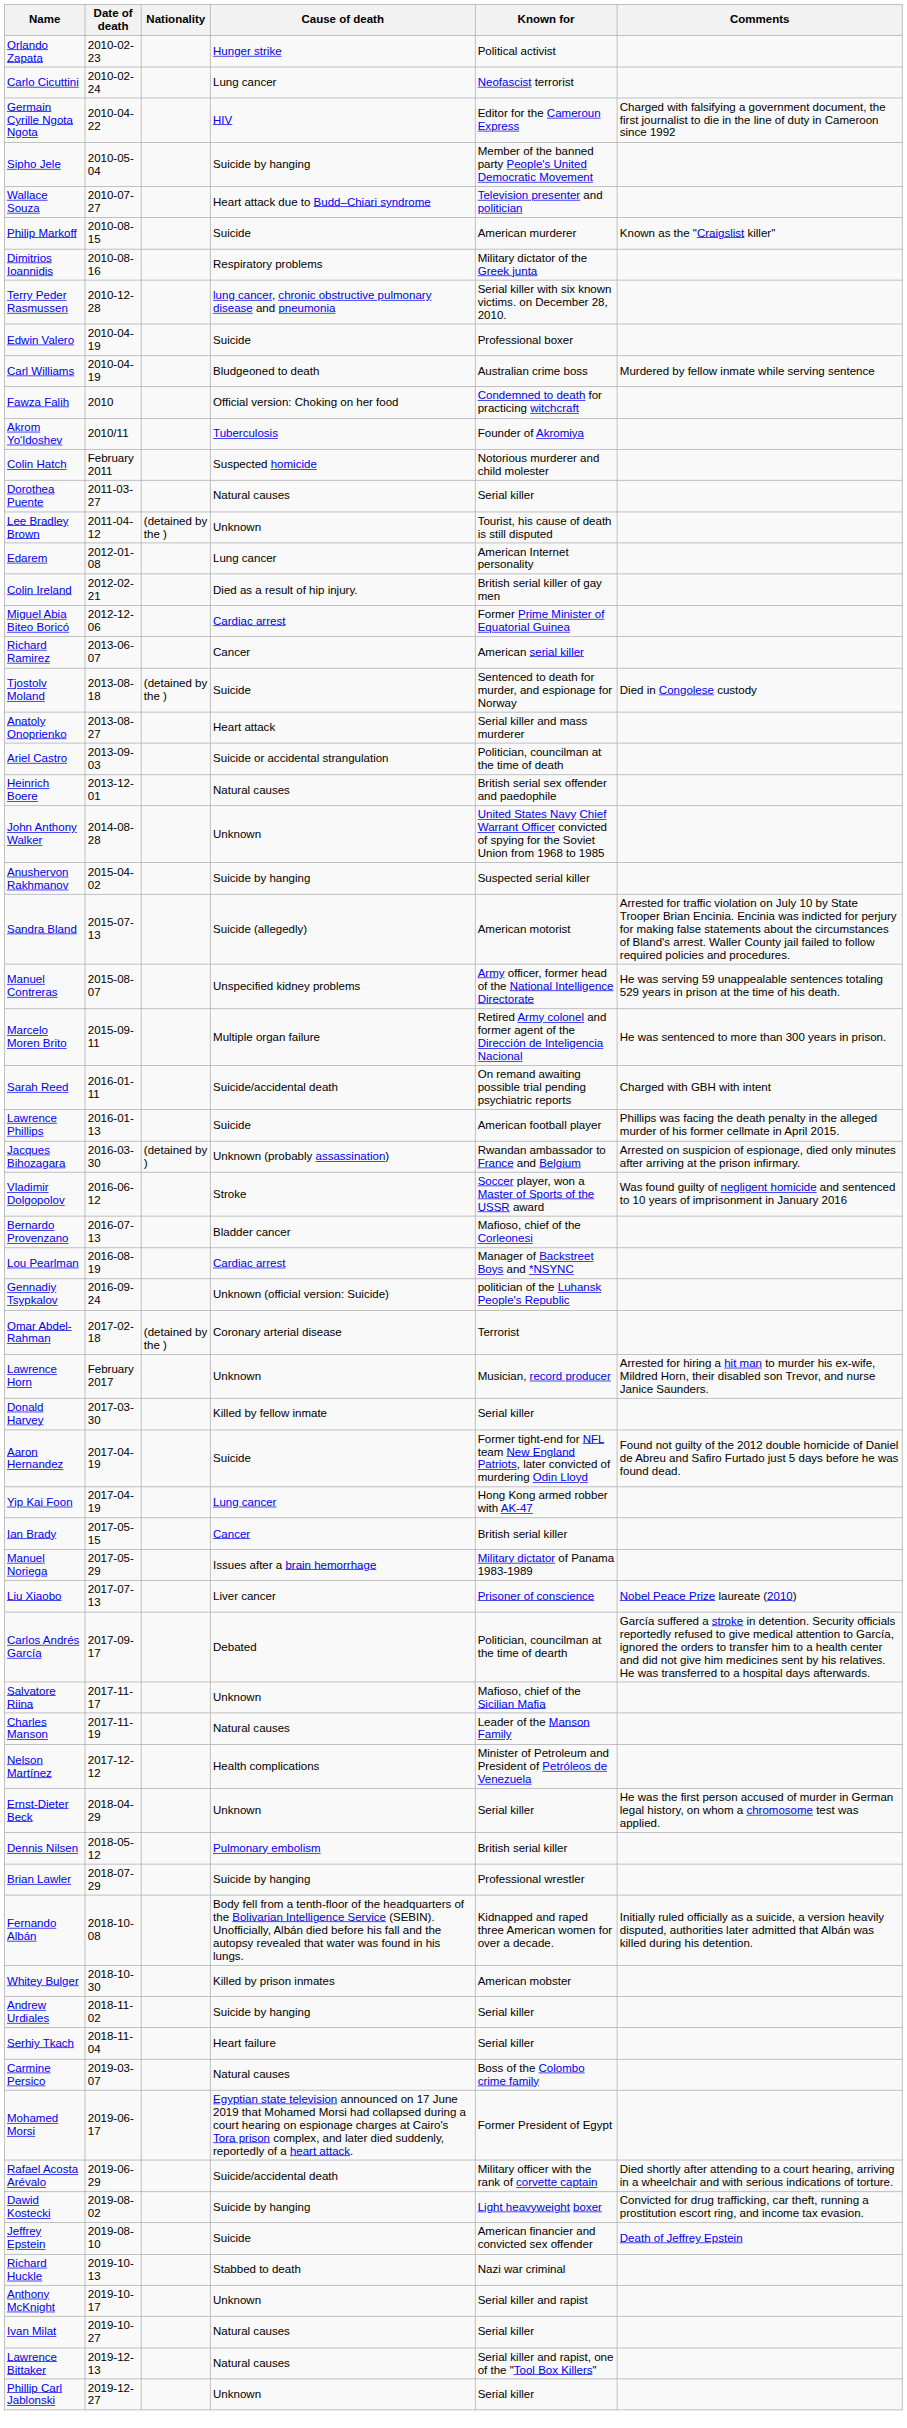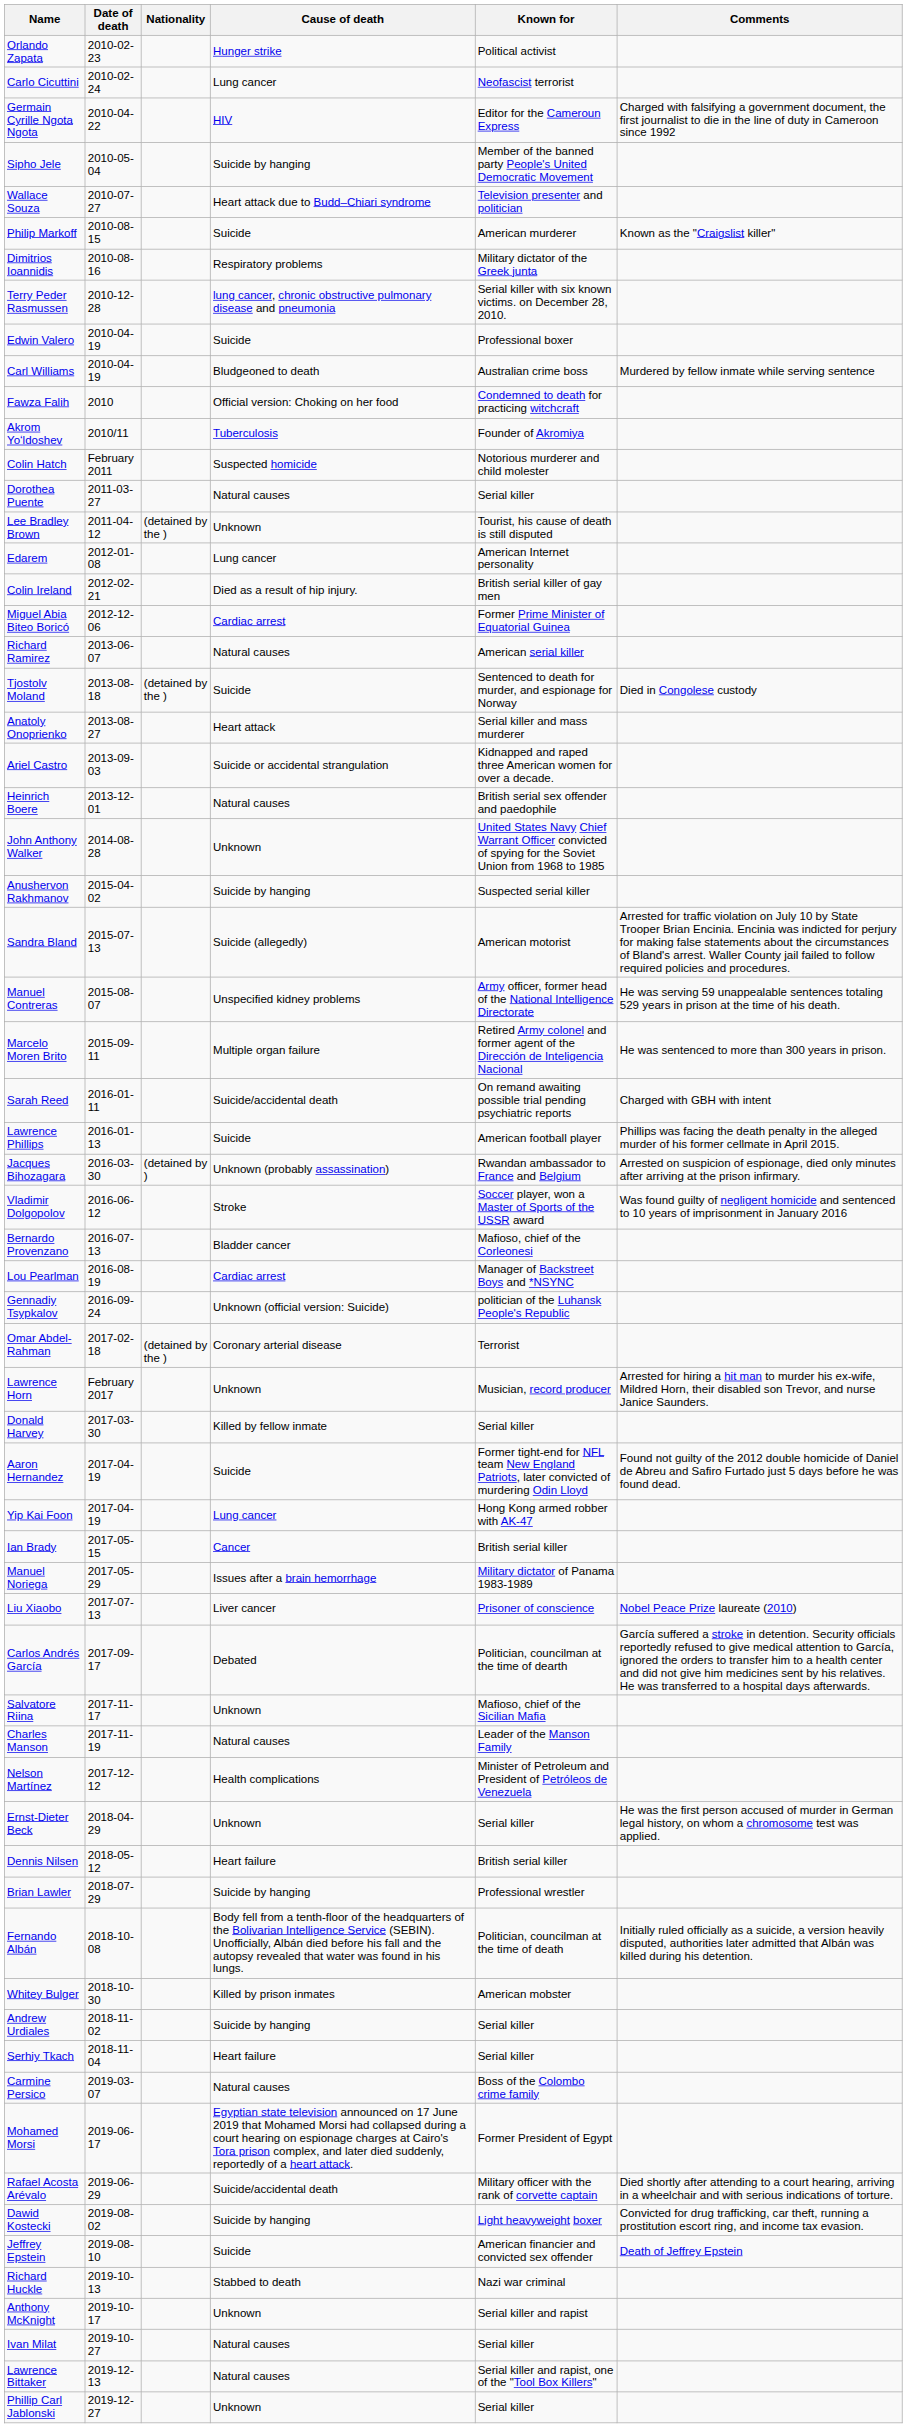(232, 652) Cancer -> (251, 652) Natural causes
(539, 759) Politician, councilman at the time of death -> (545, 765) Kidnapped and raped three American women for over a decade.
(267, 1848) Pulmonary embolism -> (244, 1861) Heart failure
(545, 1930) Kidnapped and raped three American women for over a decade. -> (539, 1943) Politician, councilman at the time of death
